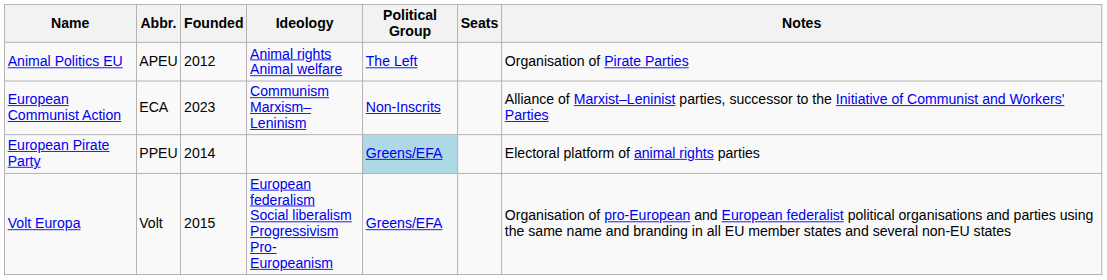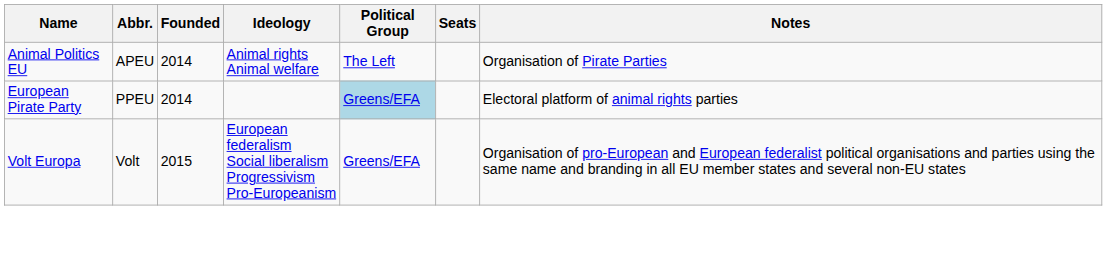(200, 61) 2012 -> (176, 61) 2014
- row: (64, 107)
